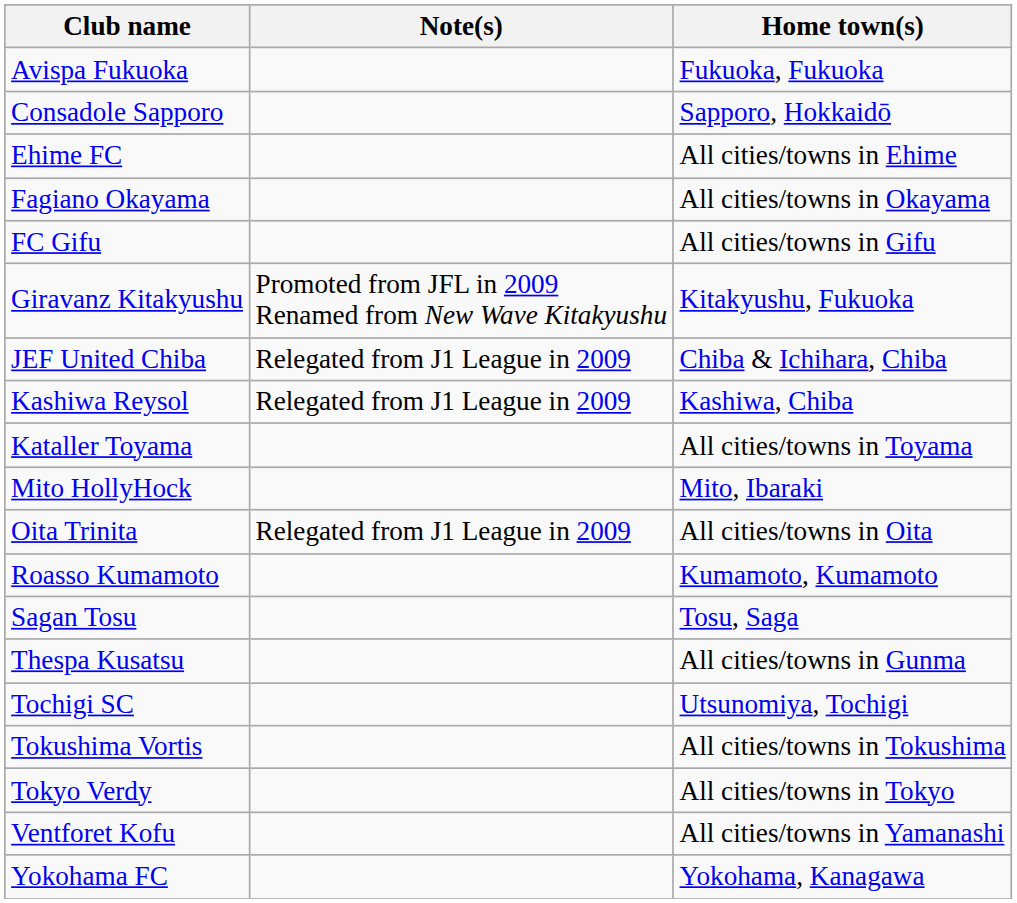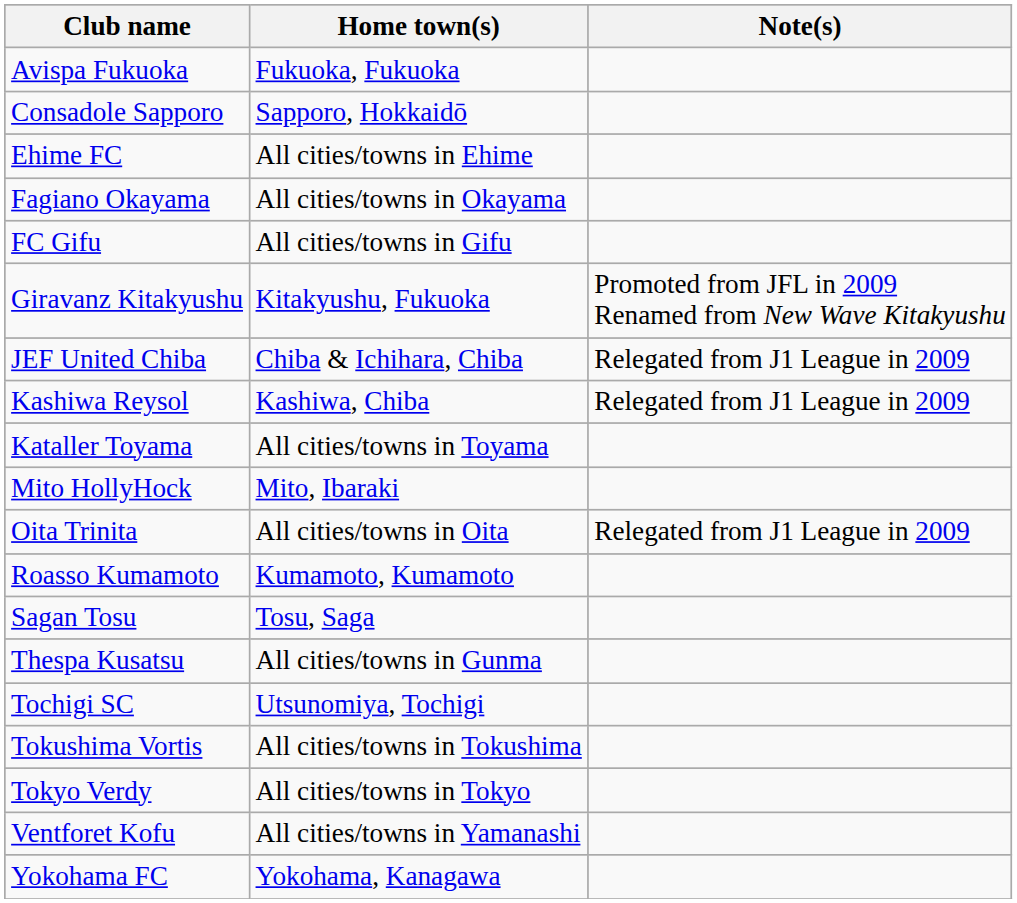columns swapped: (843, 26) <-> (461, 26)
